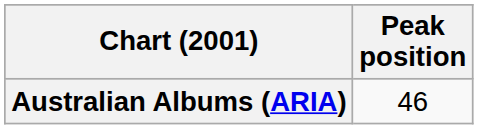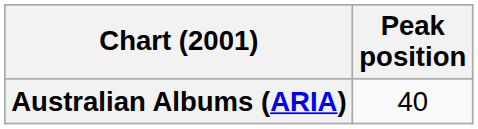(413, 100) 46 -> (413, 100) 40
